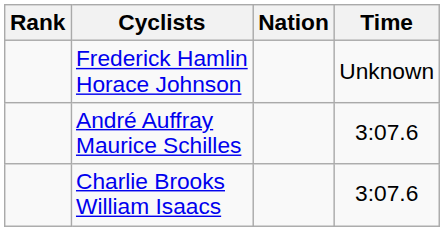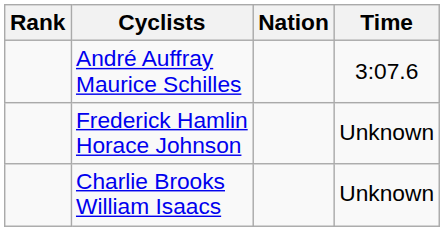rows swapped: (159, 132) <-> (162, 71)
(387, 194) 3:07.6 -> (387, 194) Unknown
